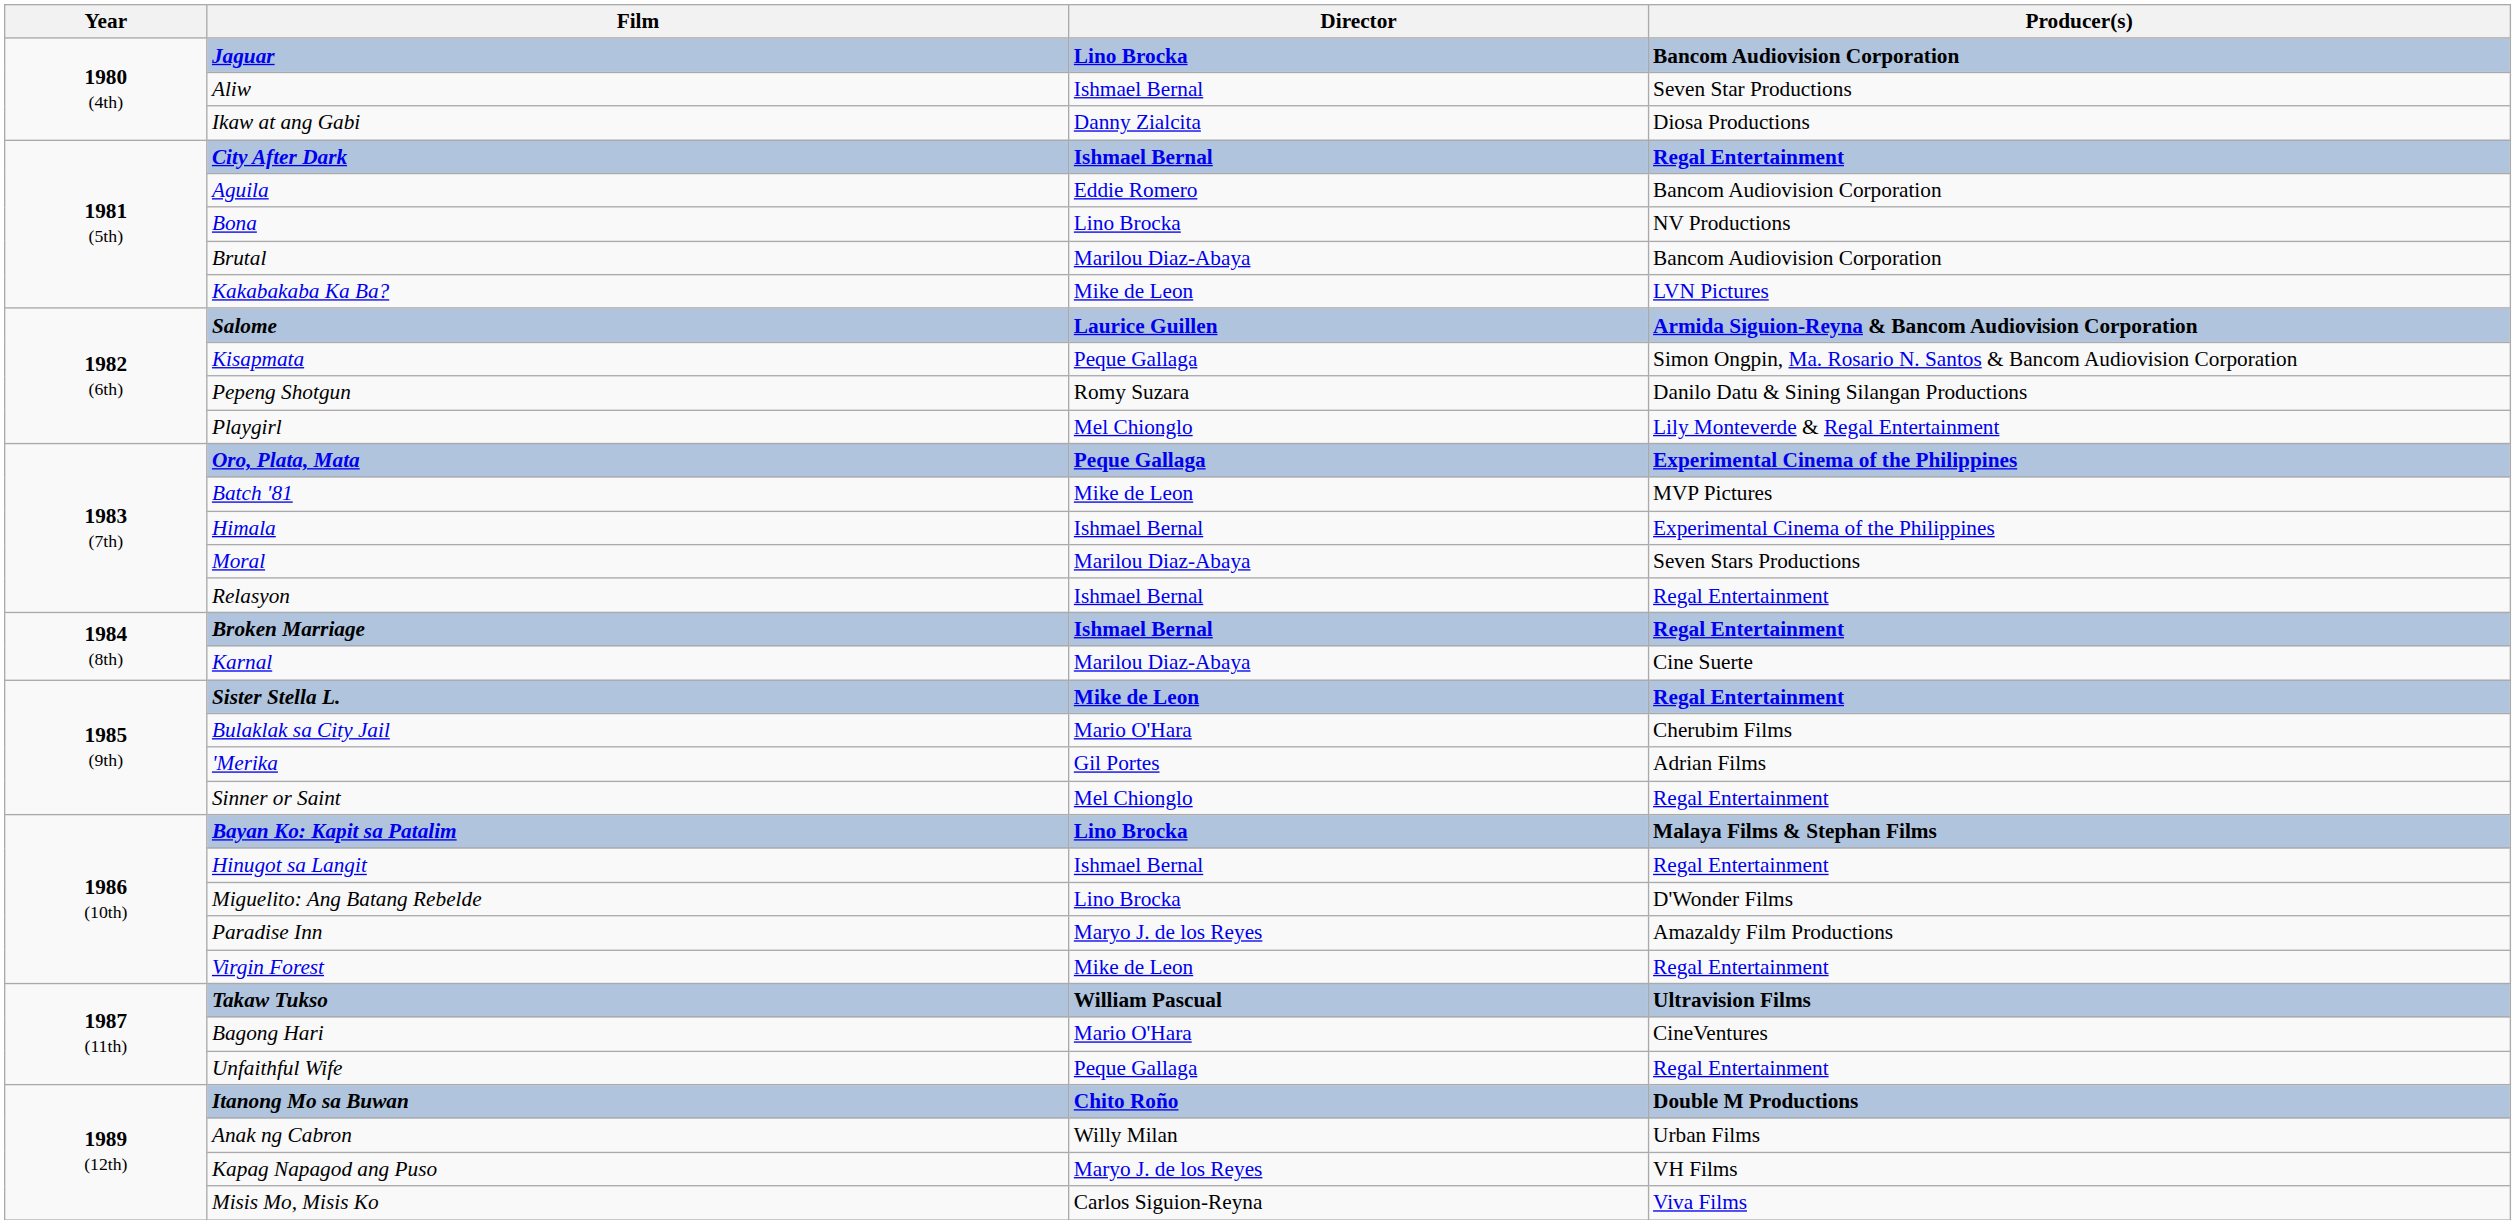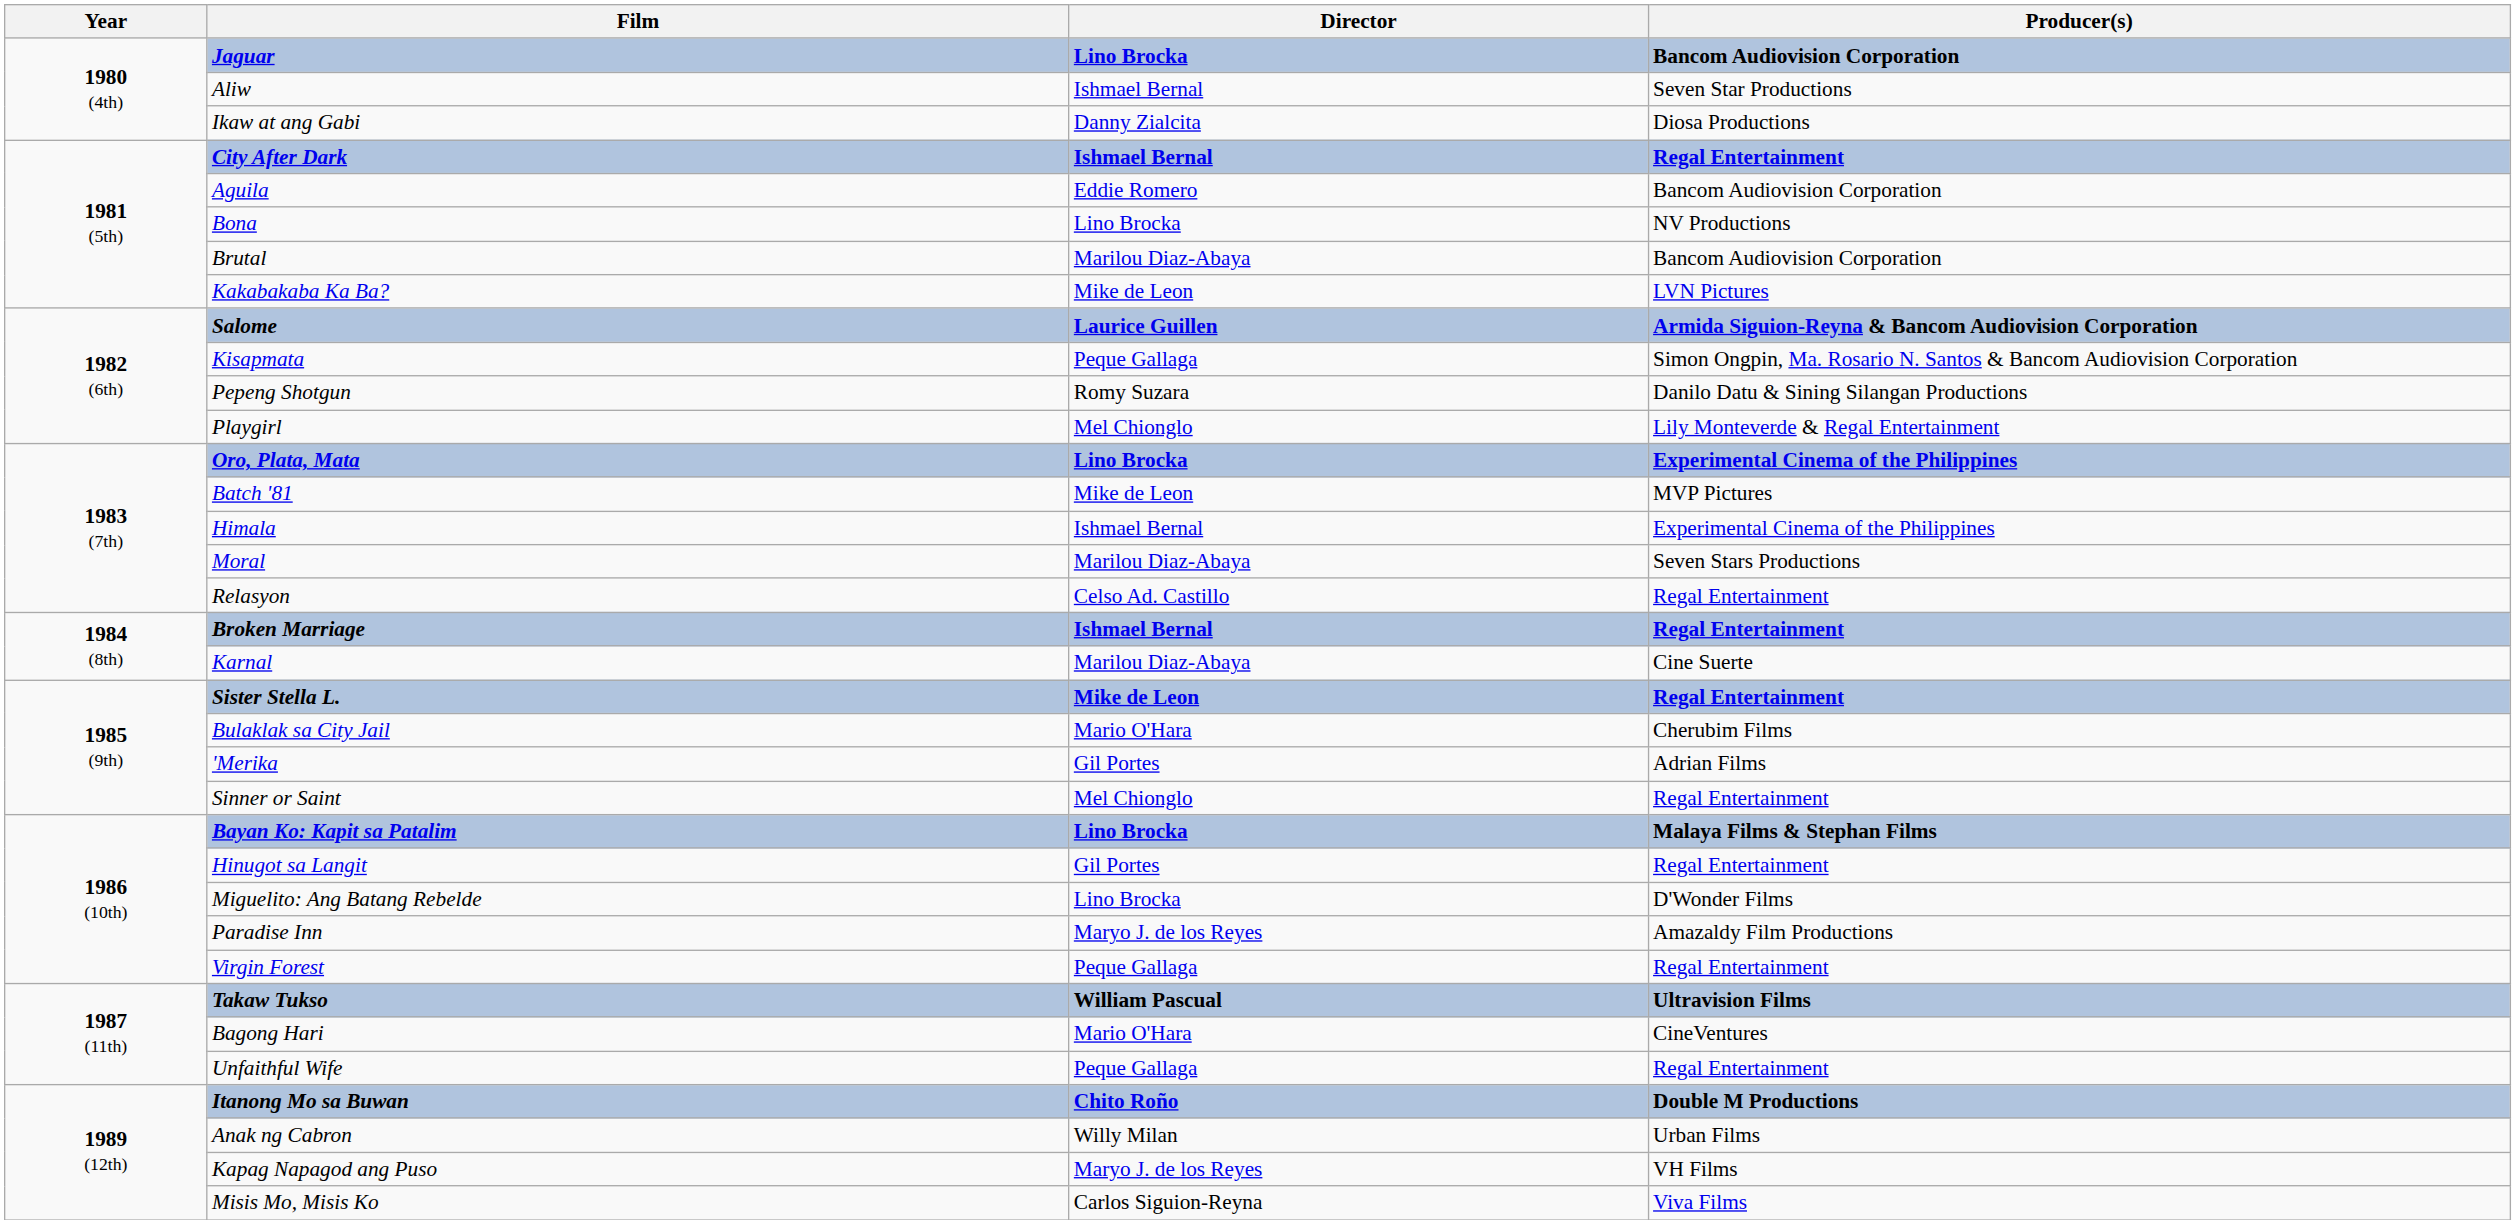(1140, 460) Peque Gallaga -> (1131, 460) Lino Brocka
(1139, 595) Ishmael Bernal -> (1152, 595) Celso Ad. Castillo
(1139, 865) Ishmael Bernal -> (1117, 865) Gil Portes
(1134, 966) Mike de Leon -> (1136, 966) Peque Gallaga
